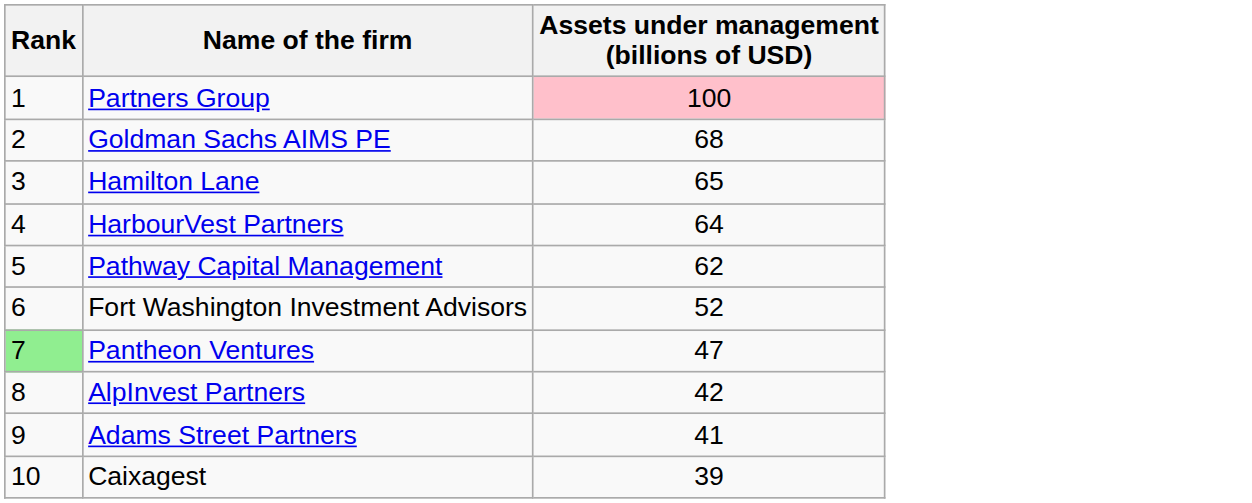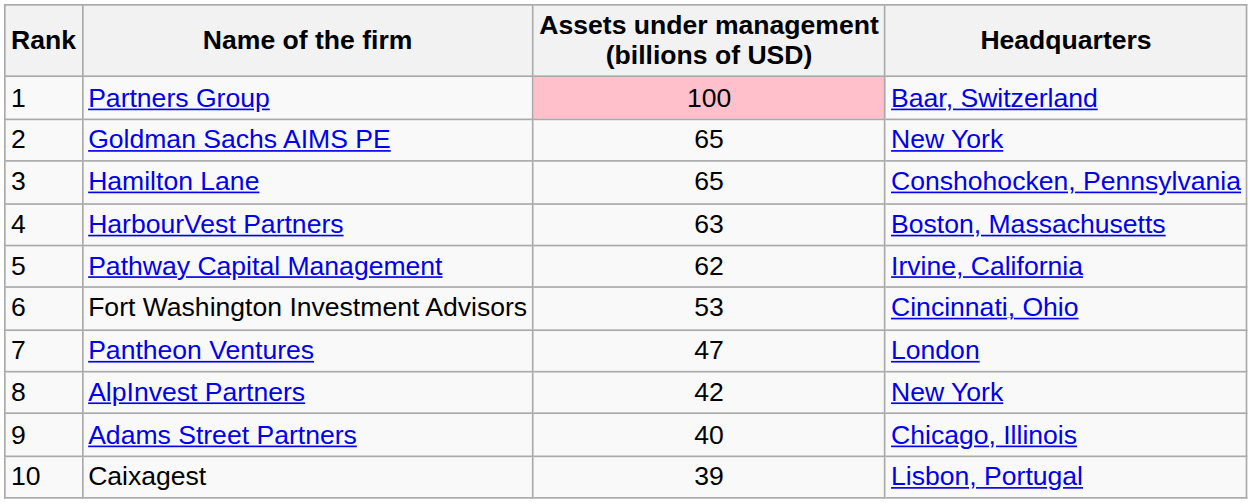+ column: (1066, 40)
(709, 139) 68 -> (709, 139) 65
(709, 223) 64 -> (709, 223) 63
(709, 308) 52 -> (709, 308) 53
(18, 350) lightgreen background -> (18, 350) no background
(709, 434) 41 -> (709, 434) 40
